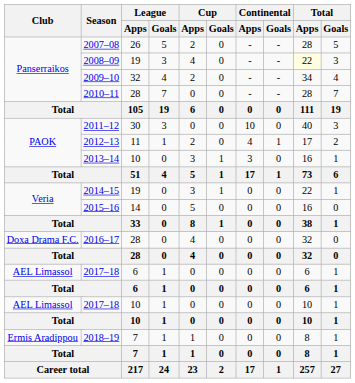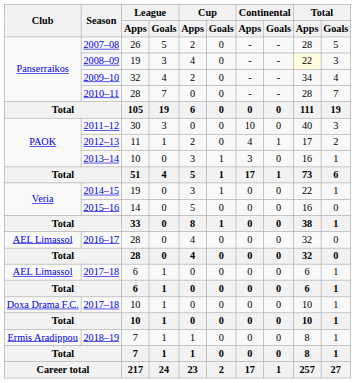(43, 239) Doxa Drama F.C. -> (43, 239) AEL Limassol
(43, 304) AEL Limassol -> (43, 304) Doxa Drama F.C.
